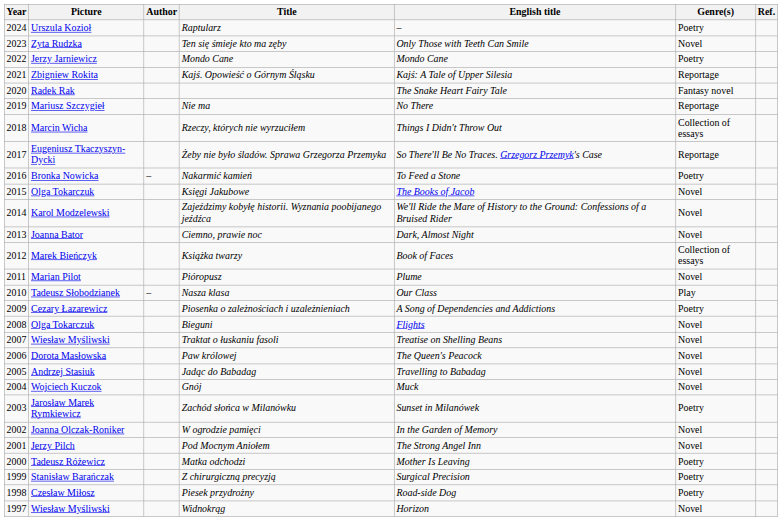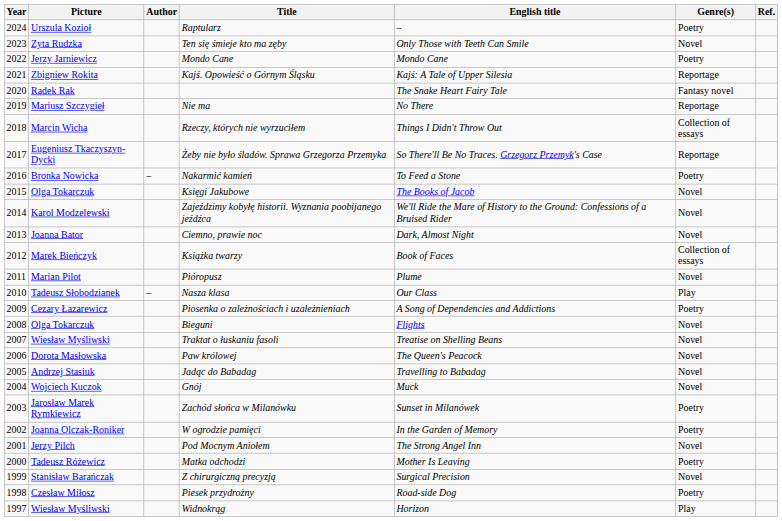(690, 430) Novel -> (691, 430) Poetry
(691, 477) Poetry -> (690, 477) Novel
(690, 508) Novel -> (687, 508) Play
